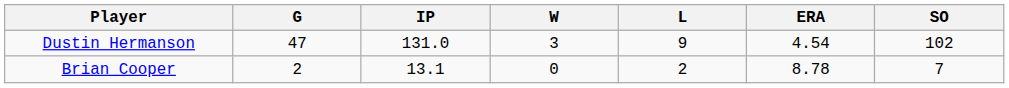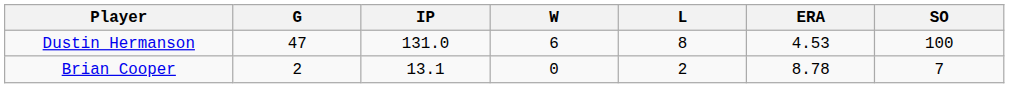(554, 43) 3 -> (554, 43) 6
(682, 43) 9 -> (682, 43) 8
(811, 43) 4.54 -> (811, 43) 4.53
(939, 43) 102 -> (939, 43) 100
